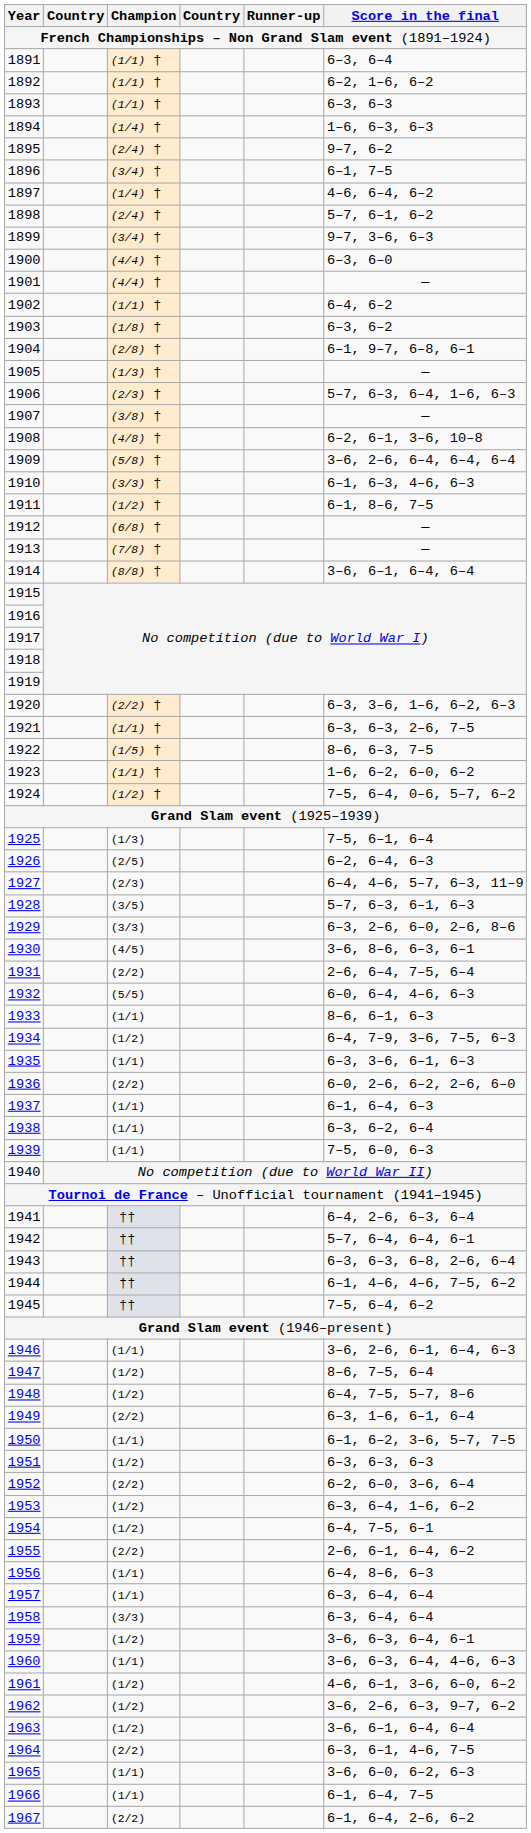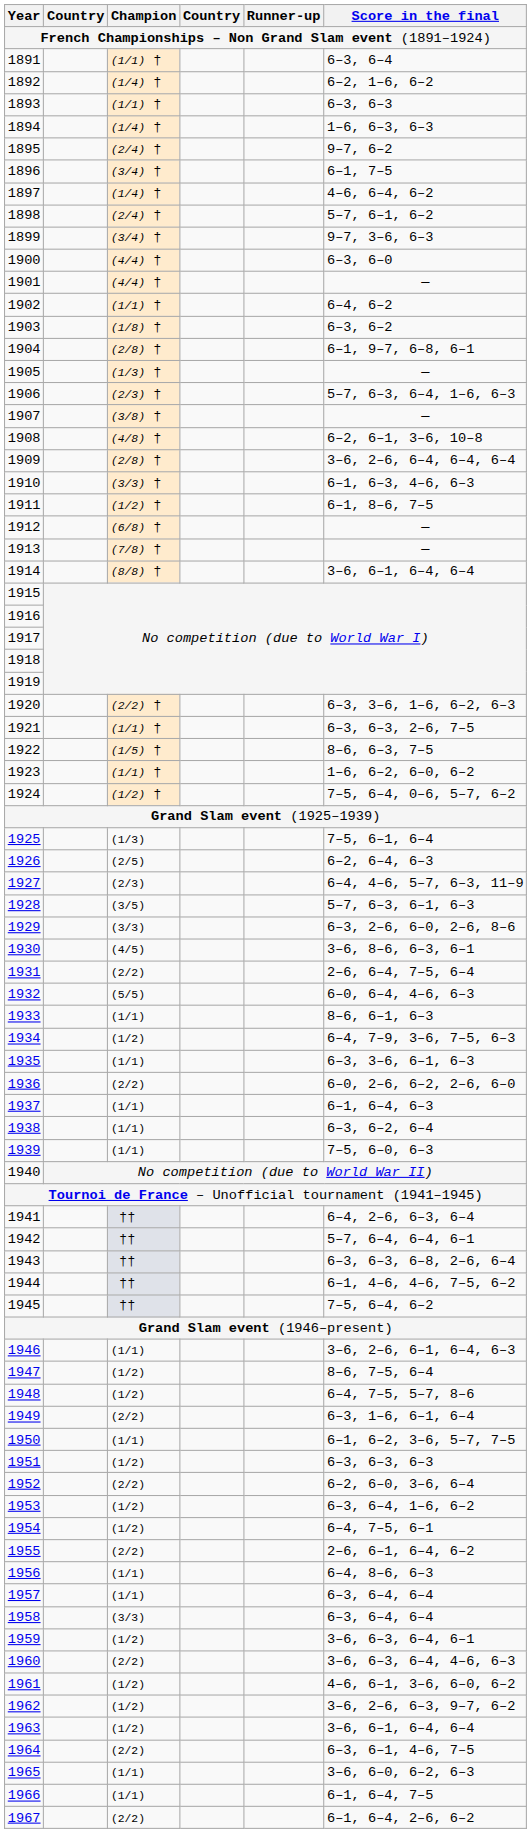(136, 82) (1/1) † -> (136, 82) (1/4) †
(136, 461) (5/8) † -> (136, 461) (2/8) †
(128, 1662) (1/1) -> (128, 1662) (2/2)
